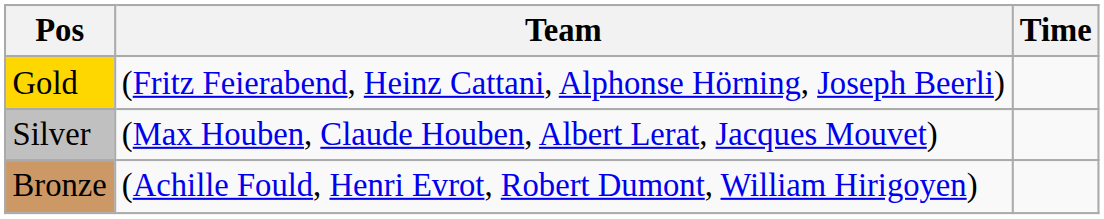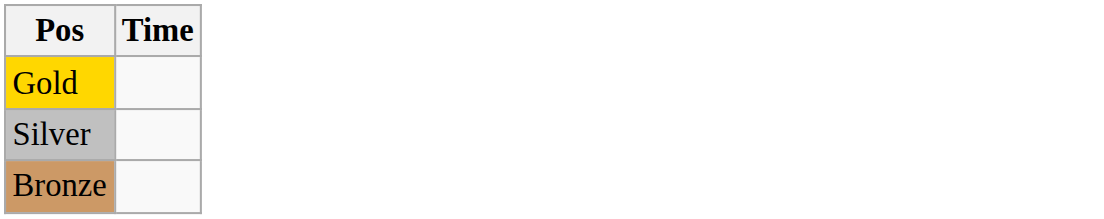- column: (563, 30)
